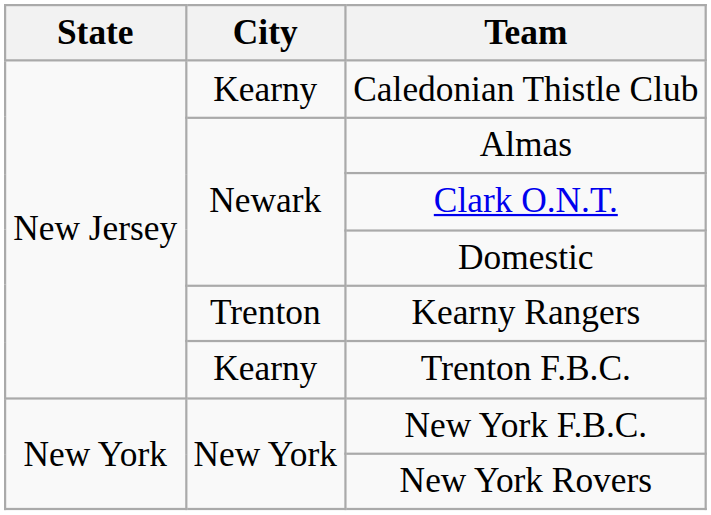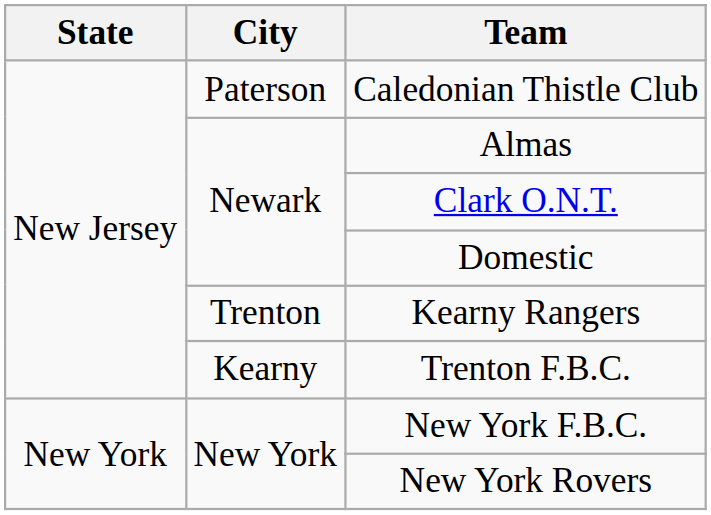(265, 88) Kearny -> (265, 88) Paterson
